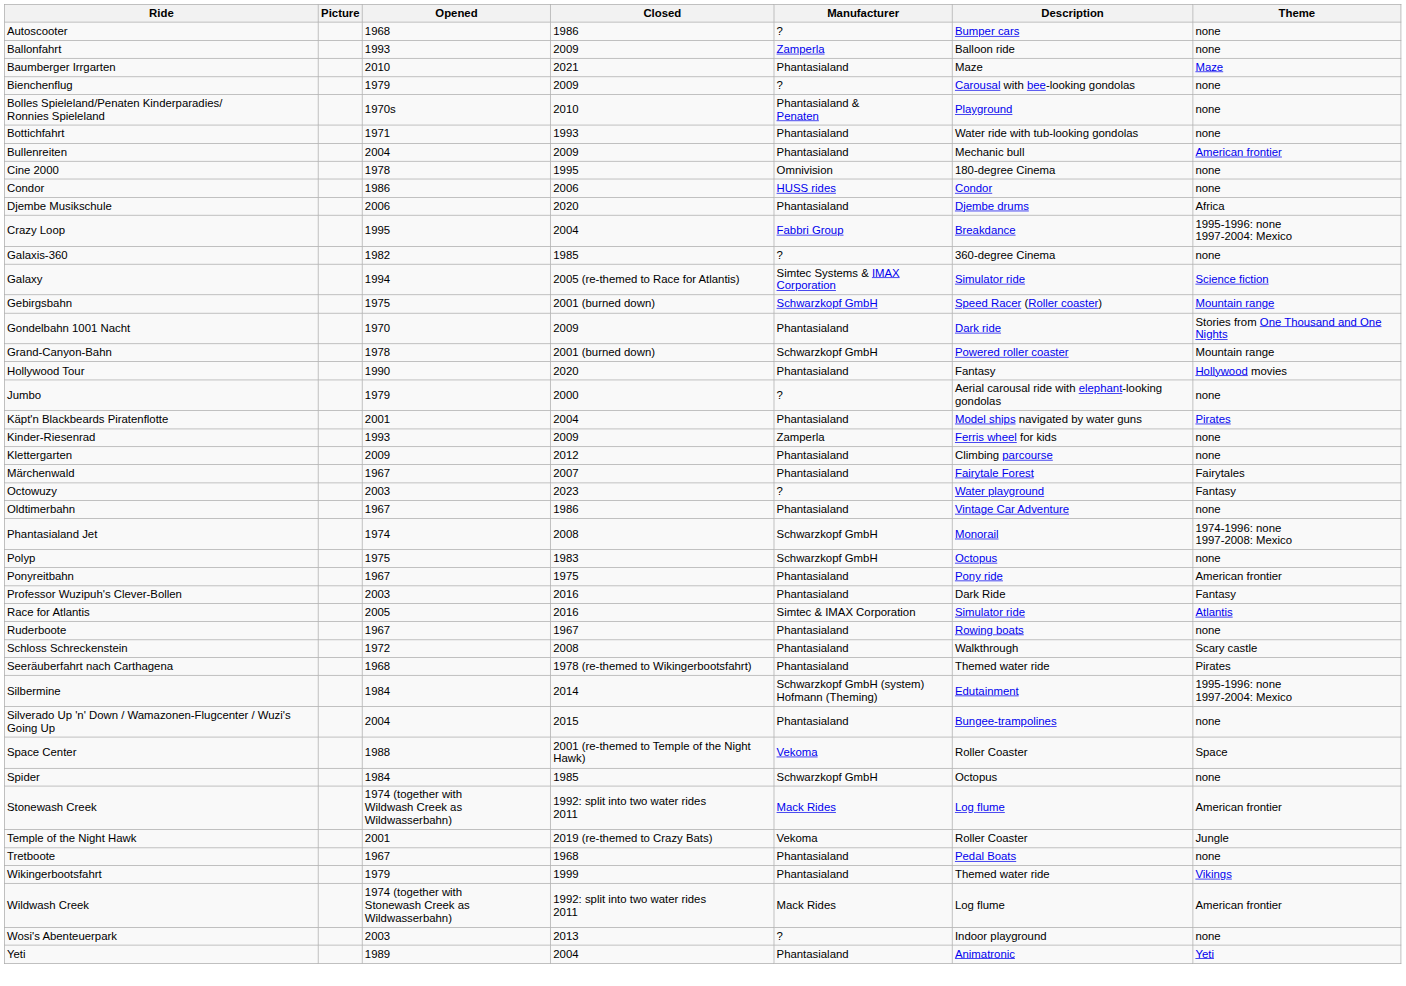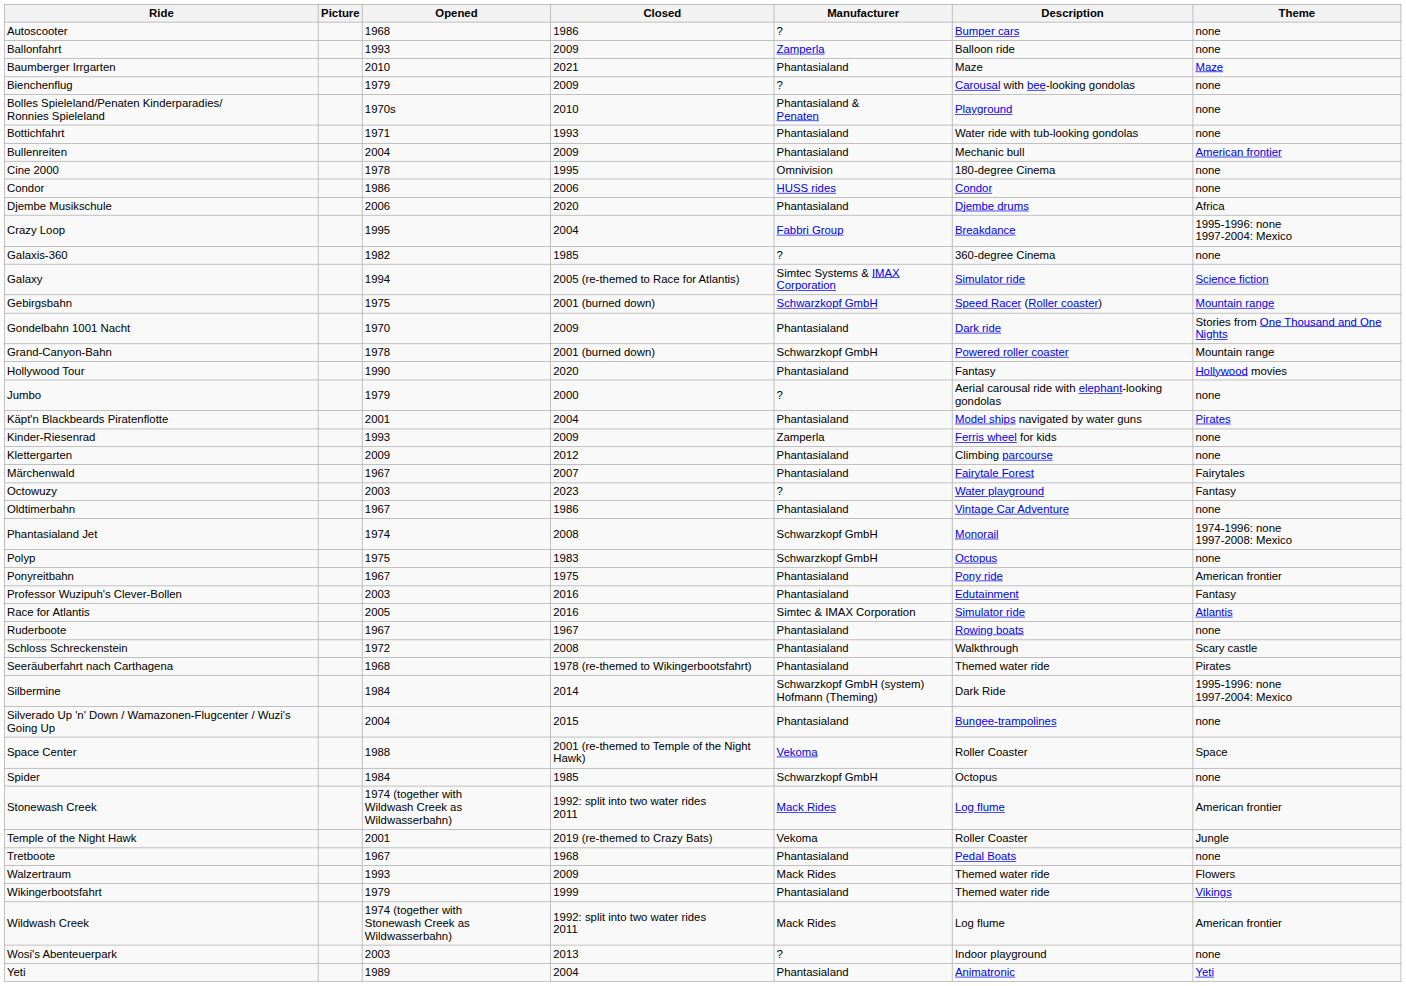(980, 594) Dark Ride -> (987, 594) Edutainment
(987, 691) Edutainment -> (980, 691) Dark Ride
+ row: (39, 874)
